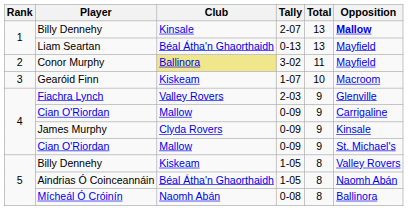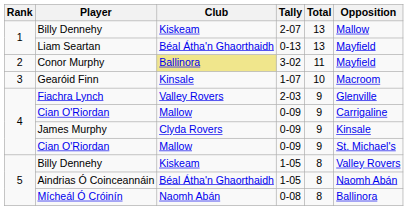(176, 29) Kinsale -> (179, 29) Kiskeam
(354, 29) bold -> (353, 29) normal
(179, 79) Kiskeam -> (176, 79) Kinsale
